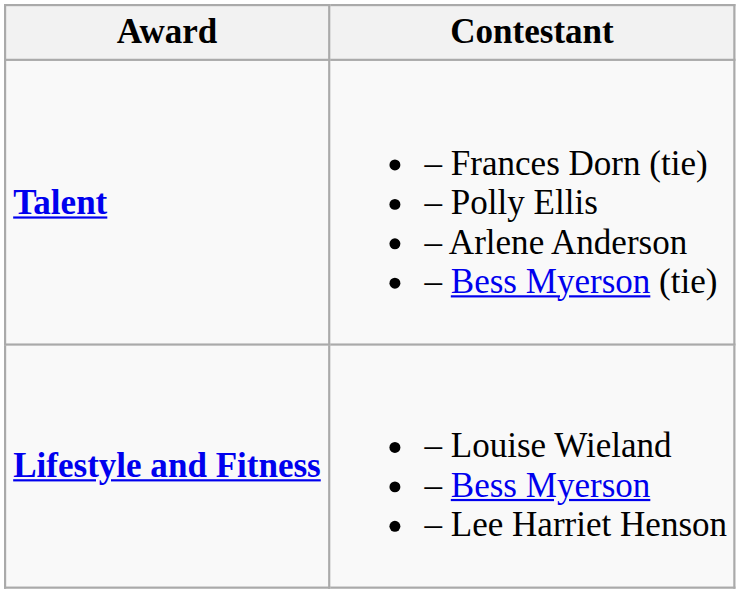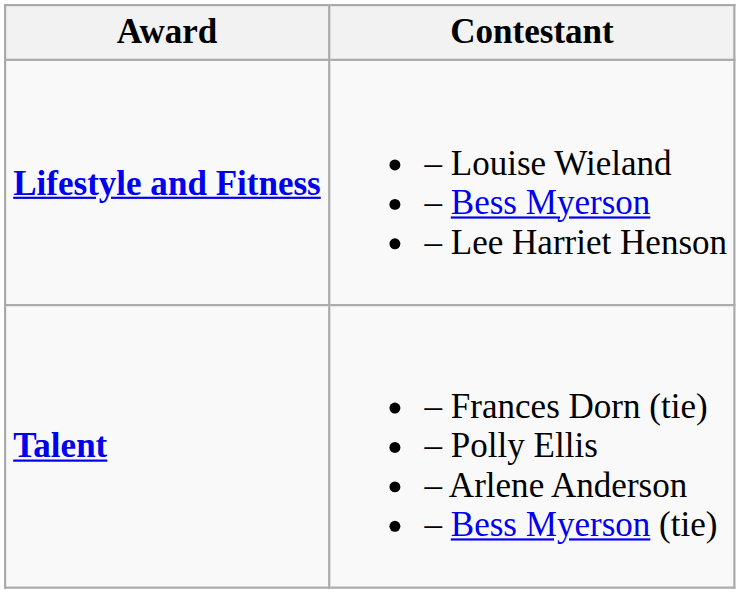rows swapped: (167, 465) <-> (60, 201)
